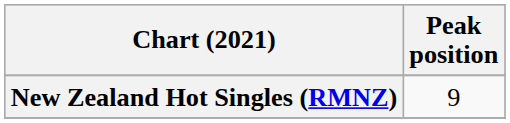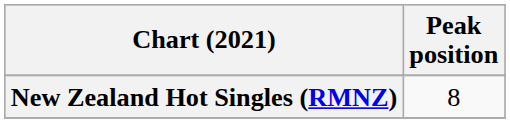(454, 96) 9 -> (454, 96) 8
